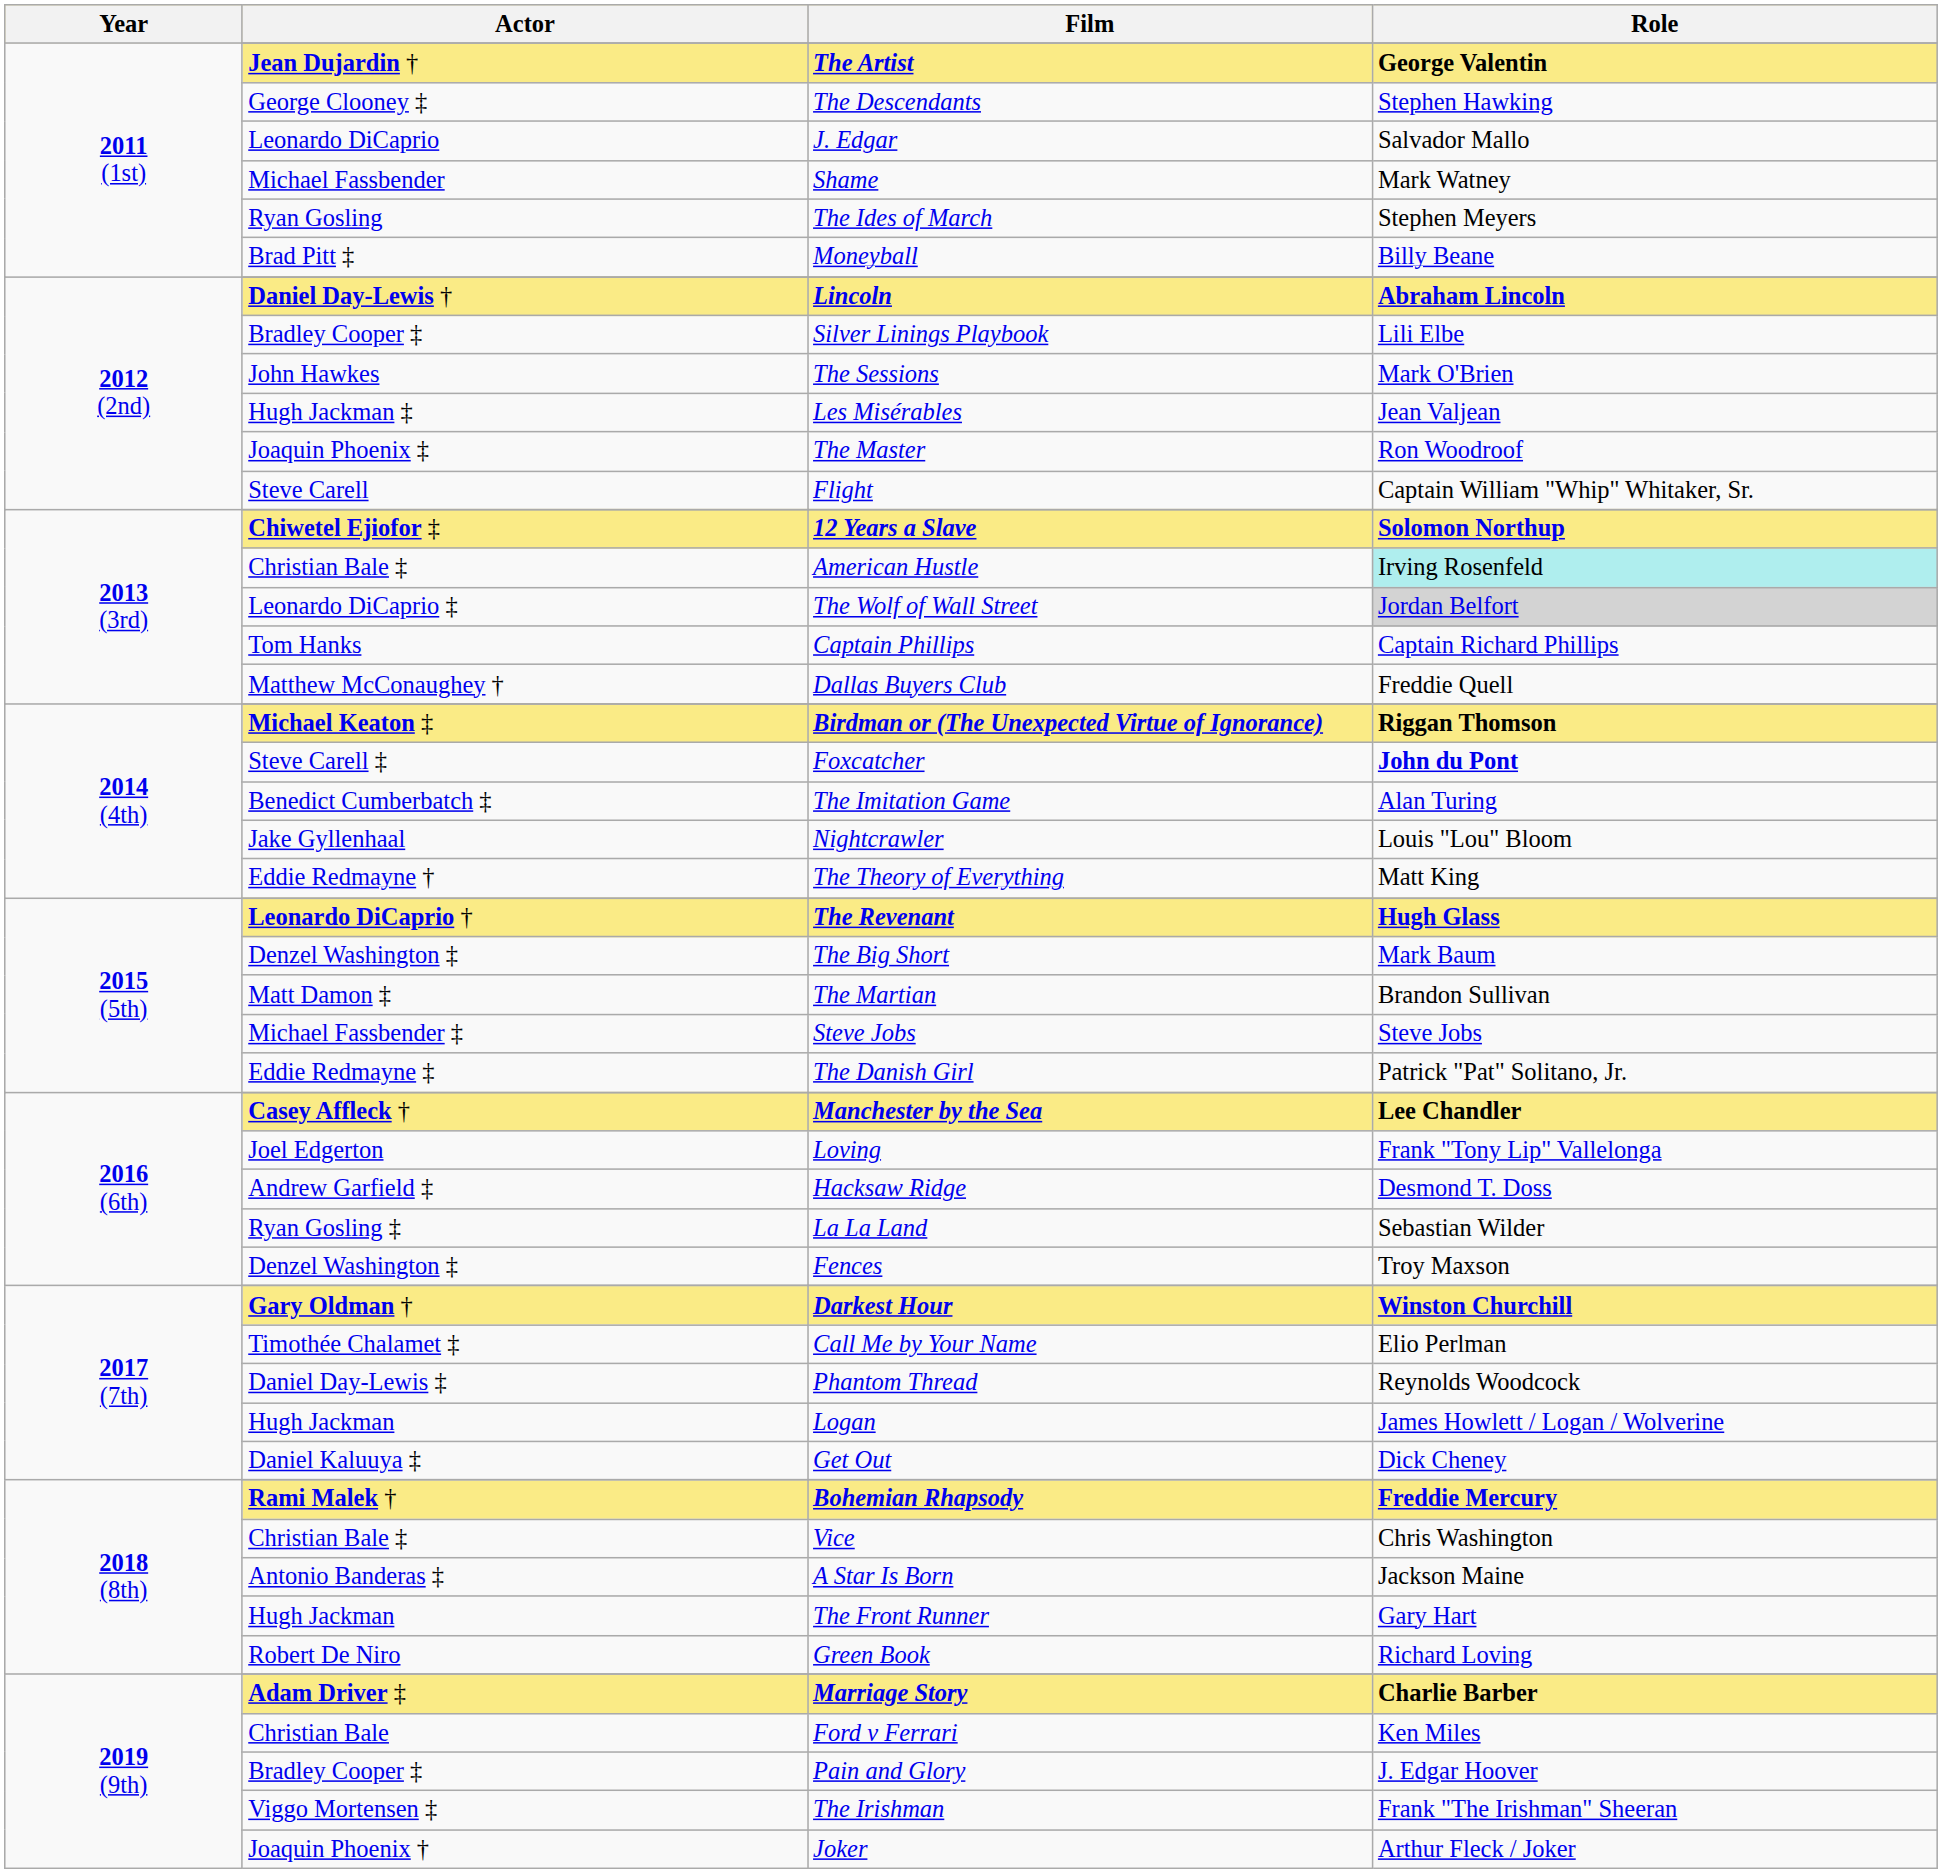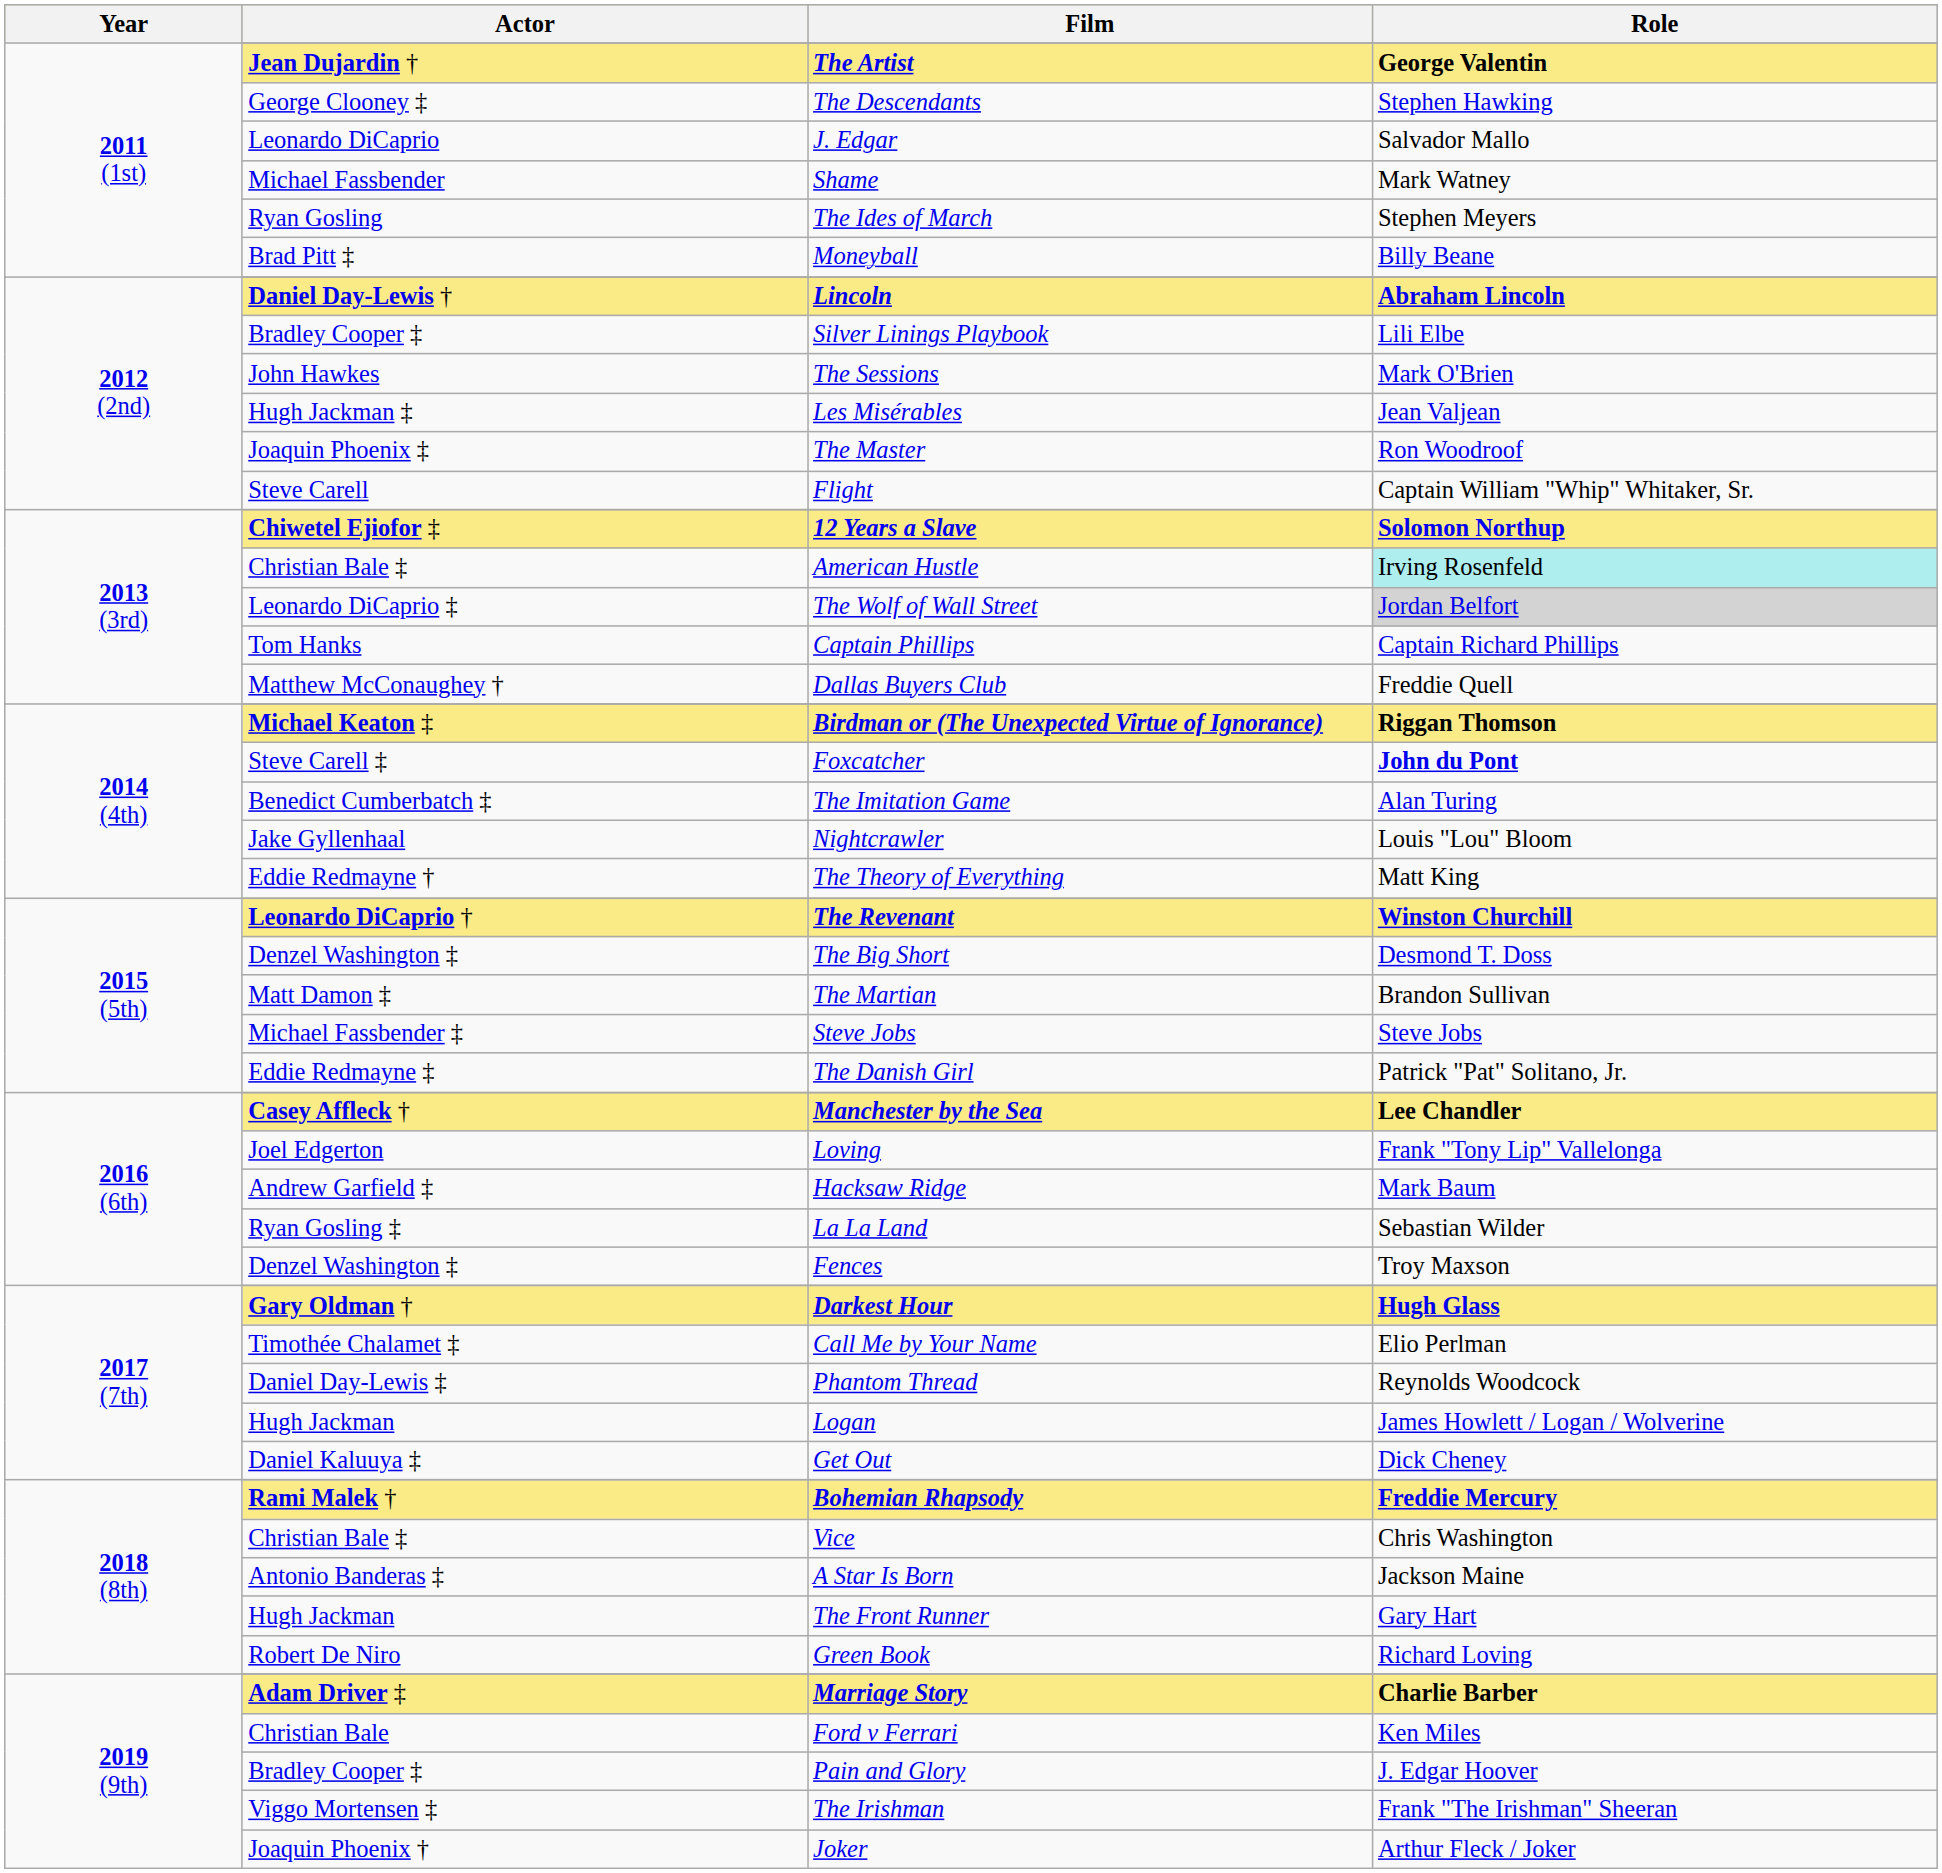(1439, 916) Hugh Glass -> (1475, 916) Winston Churchill
(1437, 955) Mark Baum -> (1465, 955) Desmond T. Doss
(1465, 1188) Desmond T. Doss -> (1437, 1188) Mark Baum
(1475, 1305) Winston Churchill -> (1439, 1305) Hugh Glass
